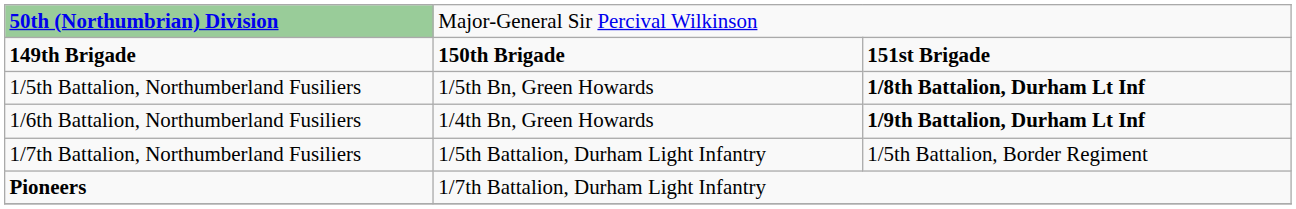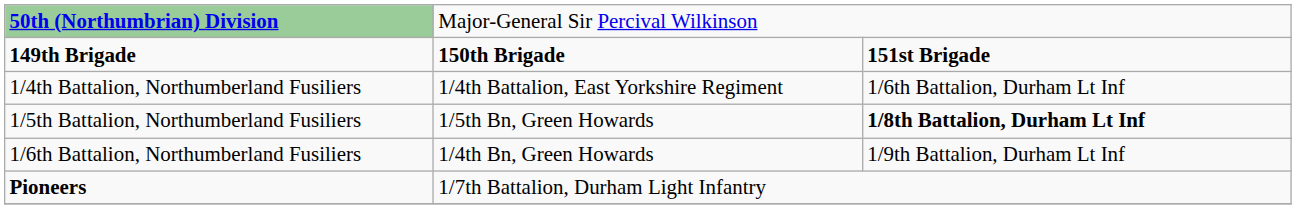+ row: (185, 87)
(1006, 120) bold -> (996, 154) normal
- row: (185, 154)
